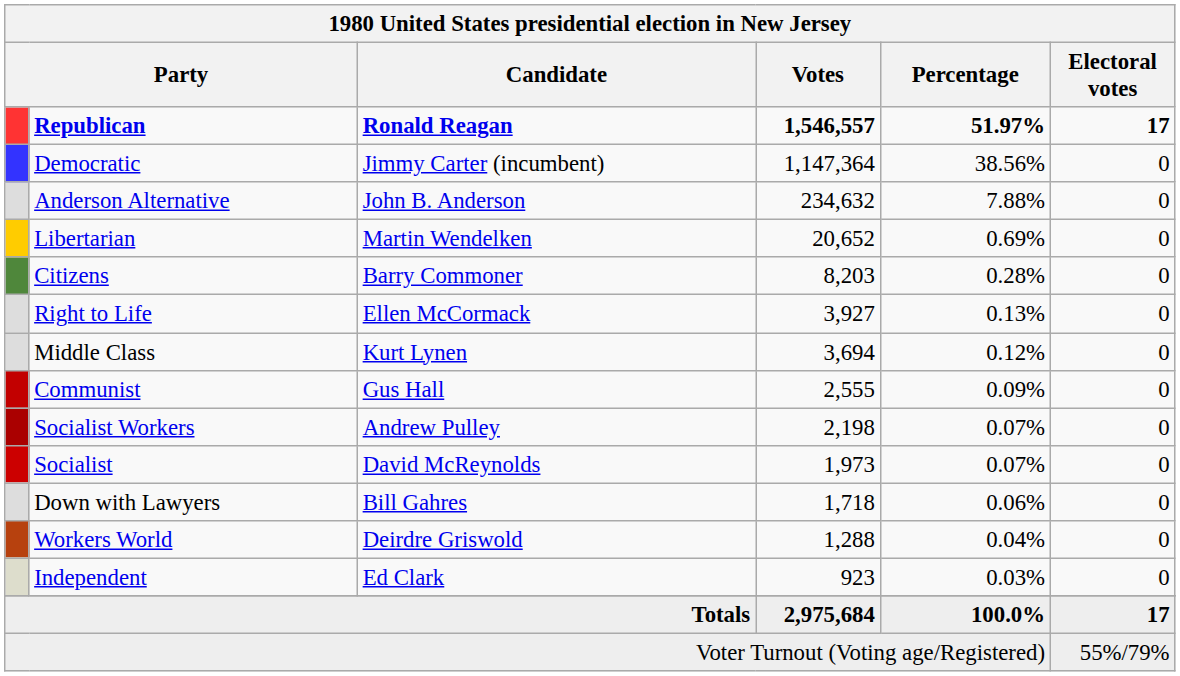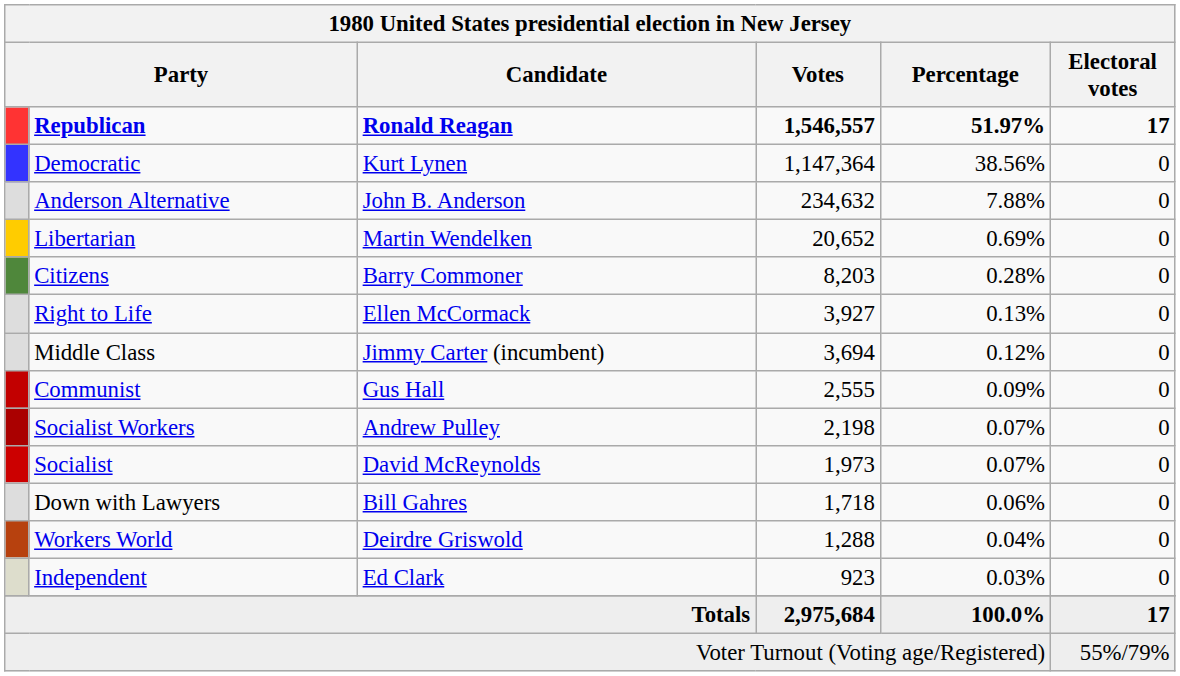(483, 163) Jimmy Carter (incumbent) -> (415, 163) Kurt Lynen
(415, 351) Kurt Lynen -> (483, 351) Jimmy Carter (incumbent)
